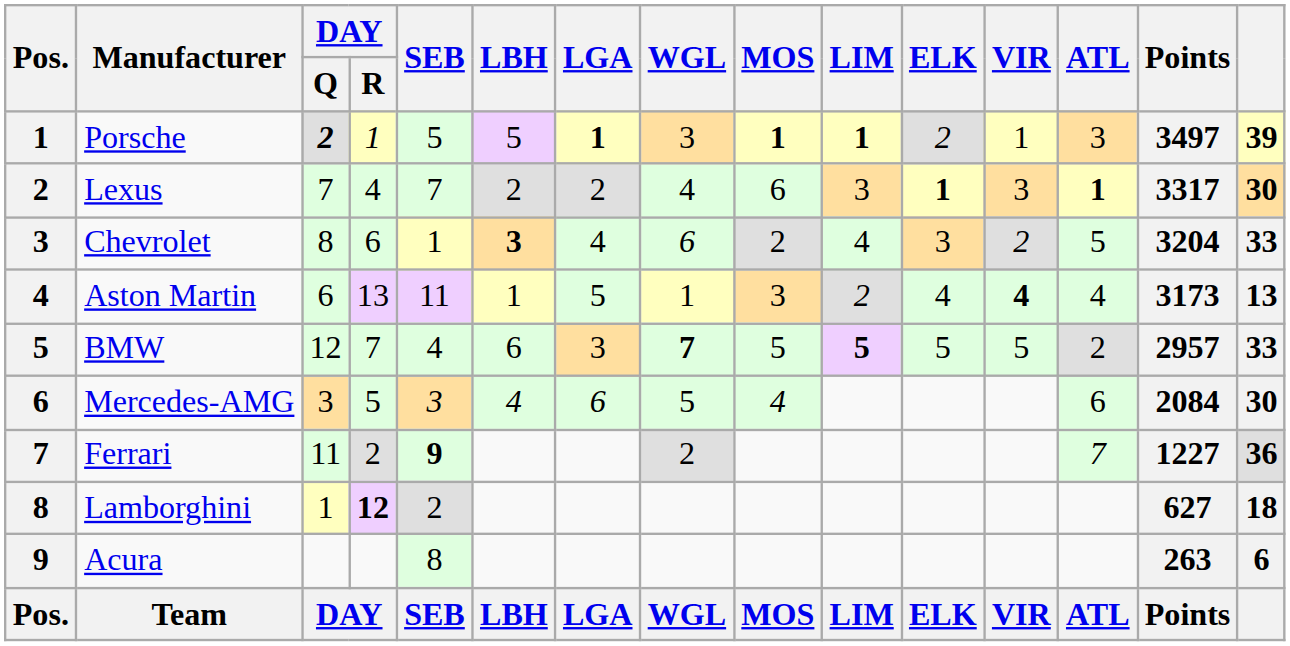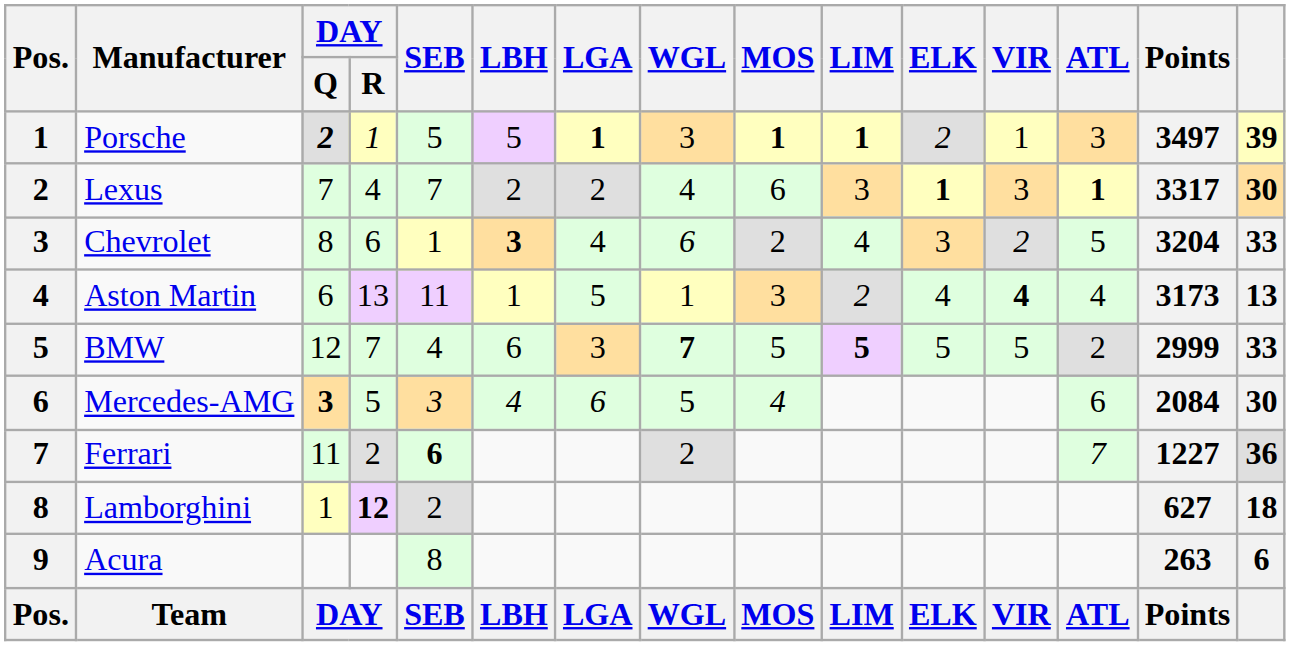(1188, 348) 2957 -> (1188, 348) 2999
(326, 401) normal -> (326, 401) bold
(434, 454) 9 -> (434, 454) 6
